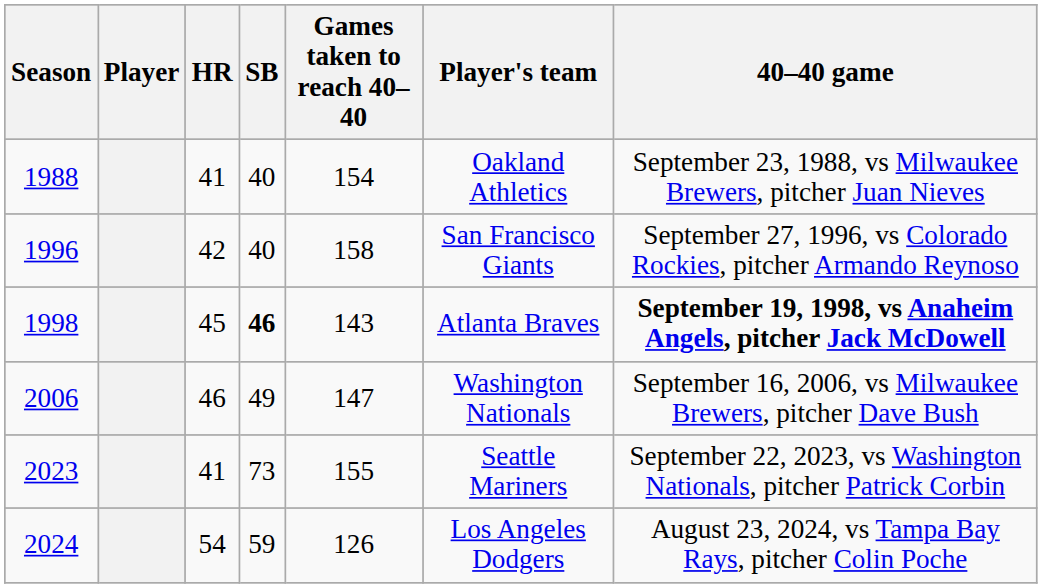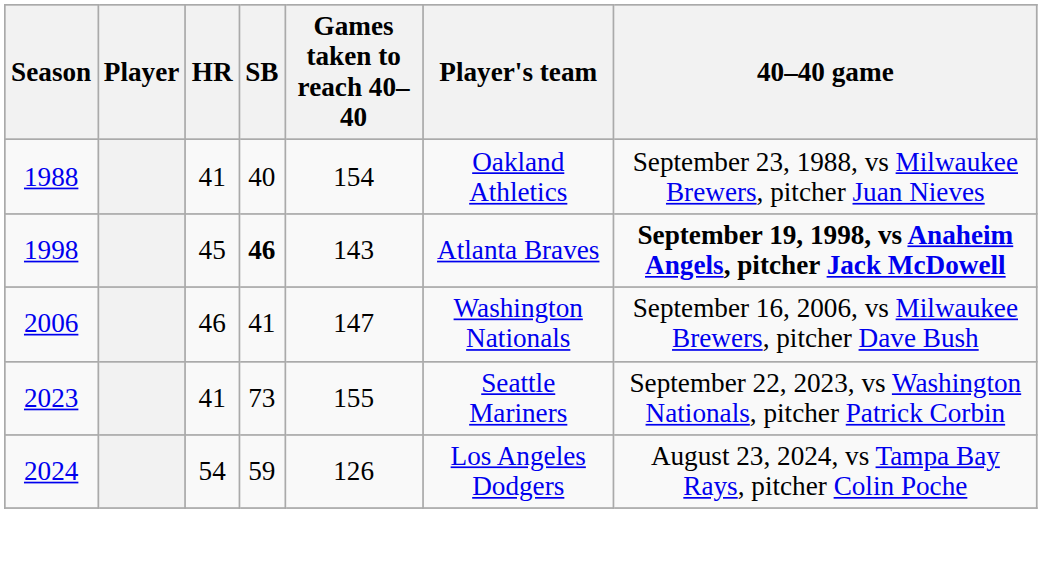- row: (51, 250)
(262, 397) 49 -> (262, 323) 41
